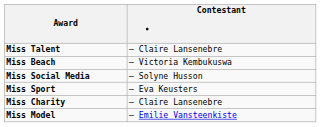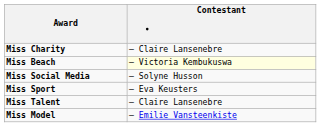rows swapped: (33, 50) <-> (36, 103)
(181, 63) no background -> (181, 63) lightyellow background
